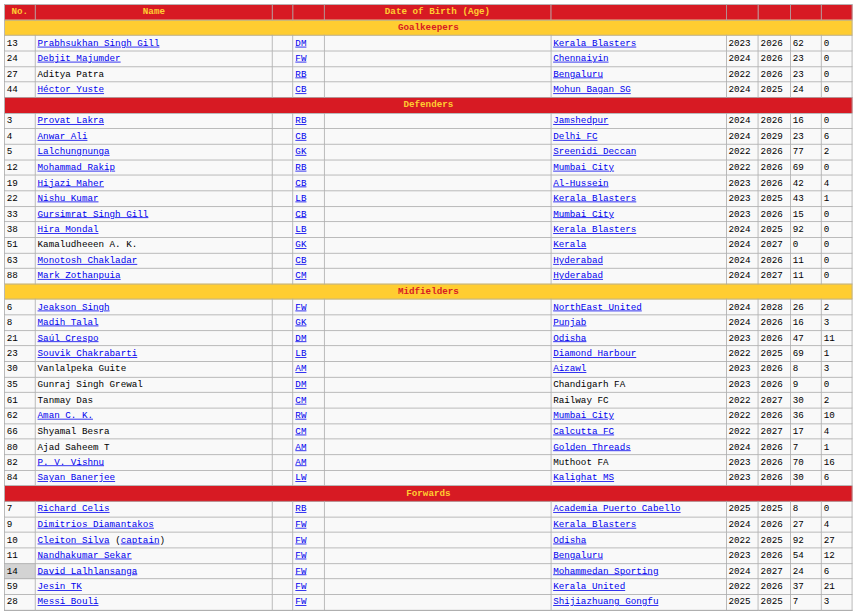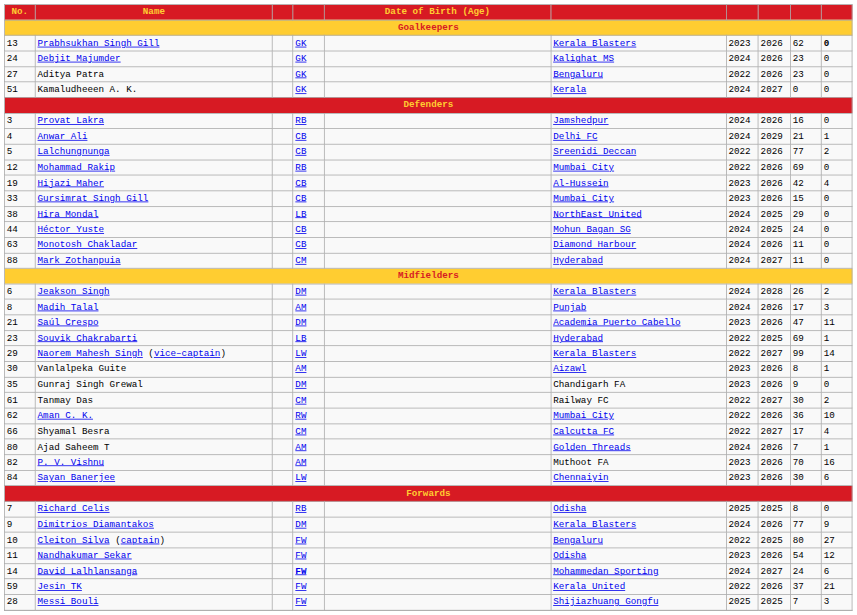(301, 43) DM -> (301, 43) GK
(826, 43) normal -> (826, 43) bold
(301, 58) FW -> (301, 58) GK
(581, 58) Chennaiyin -> (584, 58) Kalighat MS
(301, 74) RB -> (301, 74) GK
rows swapped: (87, 245) <-> (71, 89)
(798, 136) 23 -> (798, 136) 21
(826, 136) 6 -> (826, 136) 1
(301, 152) GK -> (301, 152) CB
- row: (68, 198)
(595, 229) Kerala Blasters -> (597, 214) NorthEast United
(798, 229) 92 -> (798, 214) 29
(578, 260) Hyderabad -> (595, 245) Diamond Harbour
(301, 307) FW -> (301, 291) DM
(597, 307) NorthEast United -> (595, 291) Kerala Blasters
(301, 322) GK -> (301, 307) AM
(798, 322) 16 -> (798, 307) 17
(570, 338) Odisha -> (617, 322) Academia Puerto Cabello
(595, 353) Diamond Harbour -> (578, 338) Hyderabad
+ row: (132, 353)
(826, 369) 3 -> (826, 369) 1
(584, 478) Kalighat MS -> (581, 478) Chennaiyin
(617, 509) Academia Puerto Cabello -> (570, 509) Odisha
(301, 524) FW -> (301, 524) DM
(798, 524) 27 -> (798, 524) 77
(826, 524) 4 -> (826, 524) 9
(570, 540) Odisha -> (578, 540) Bengaluru
(798, 540) 92 -> (798, 540) 80
(578, 555) Bengaluru -> (570, 555) Odisha
(12, 571) lightgrey background -> (12, 571) no background
(301, 571) normal -> (301, 571) bold
